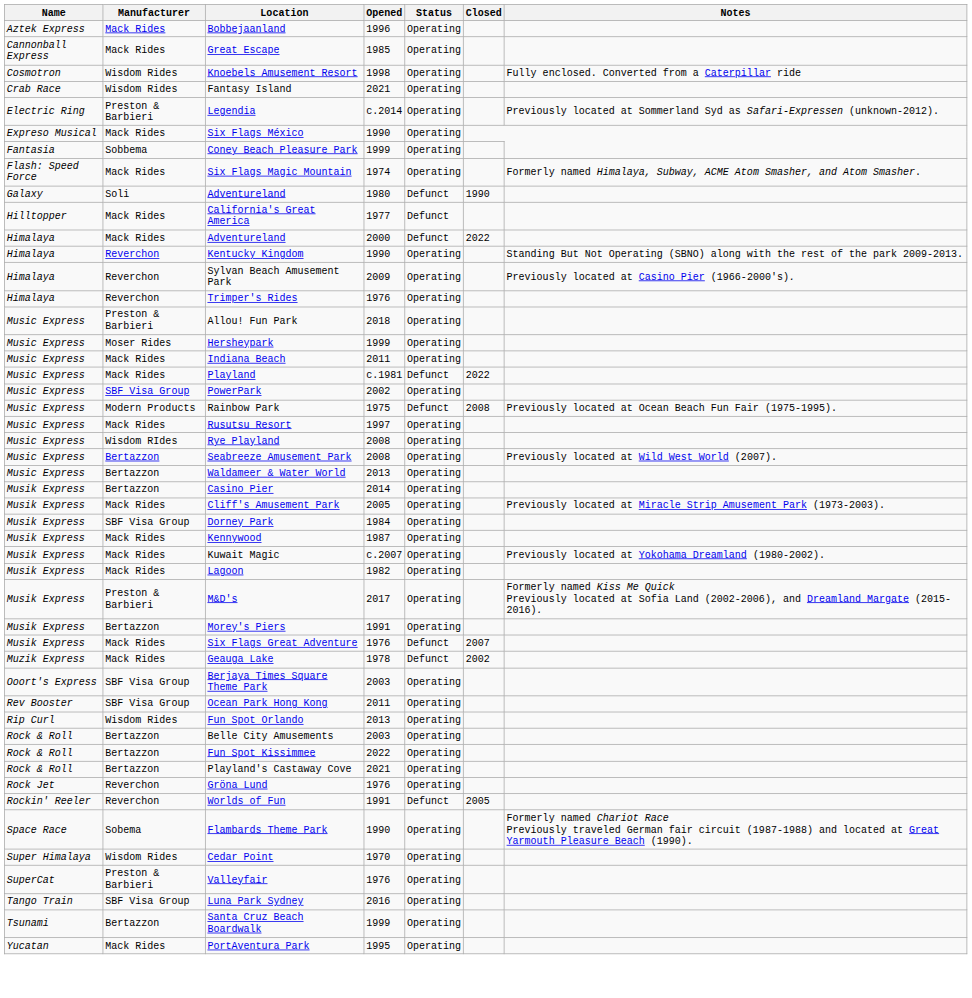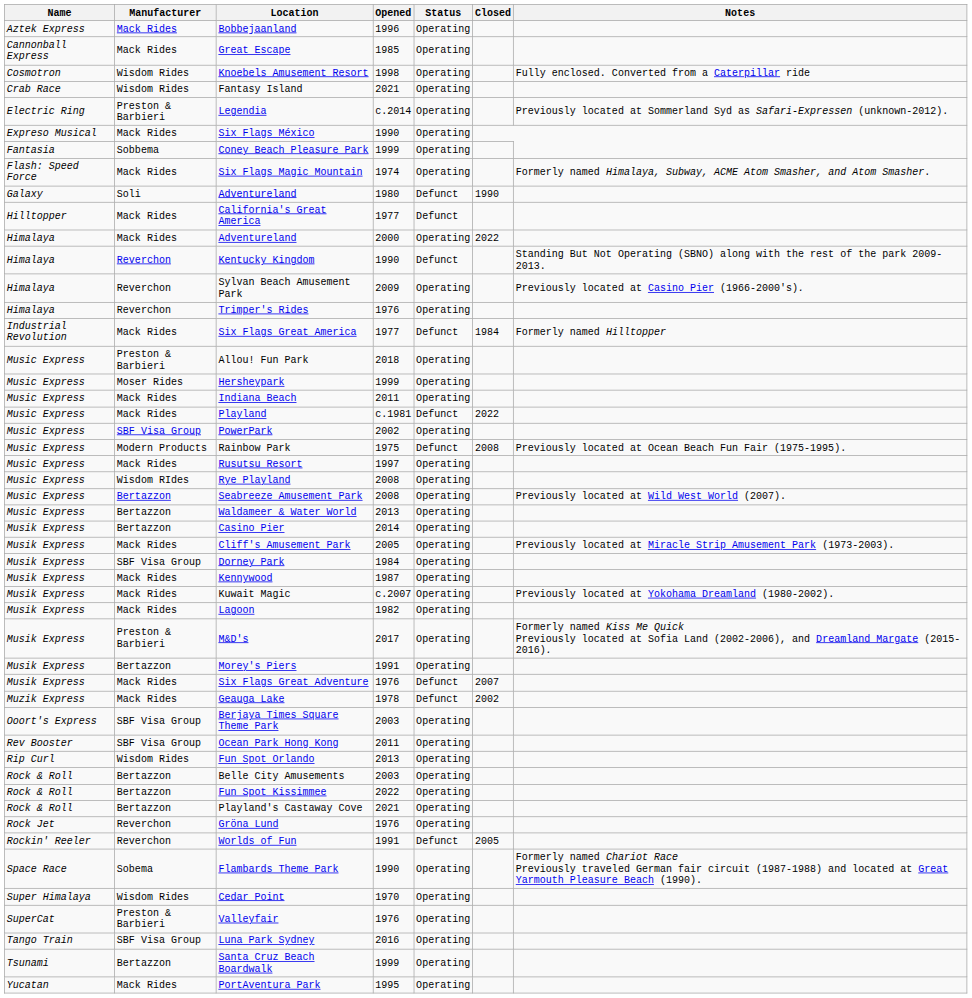(428, 238) Defunct -> (443, 238) Operating
(434, 255) Operating -> (437, 260) Defunct
+ row: (287, 332)
